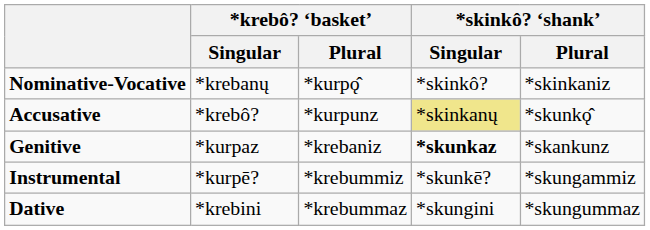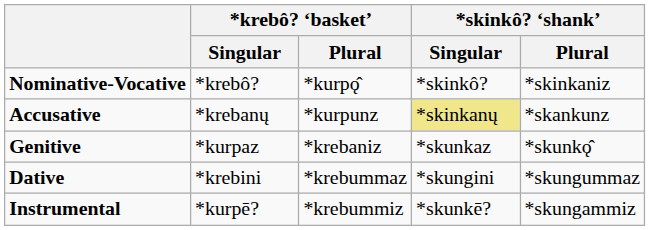(232, 83) *krebanų -> (227, 83) *krebô?
(227, 114) *krebô? -> (232, 114) *krebanų
(558, 114) *skunkǫ̂ -> (567, 114) *skankunz
(456, 146) bold -> (454, 146) normal
(567, 146) *skankunz -> (558, 146) *skunkǫ̂
rows swapped: (37, 209) <-> (65, 177)
